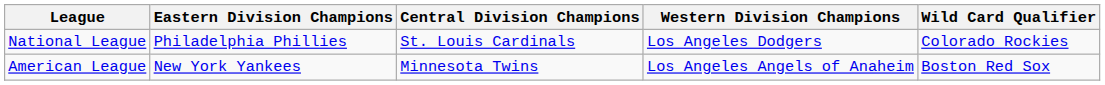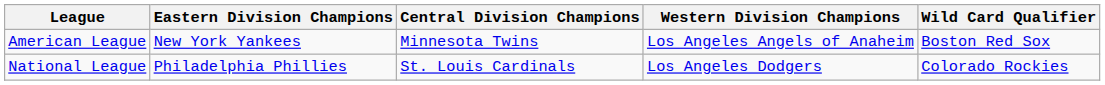rows swapped: (77, 67) <-> (77, 42)
